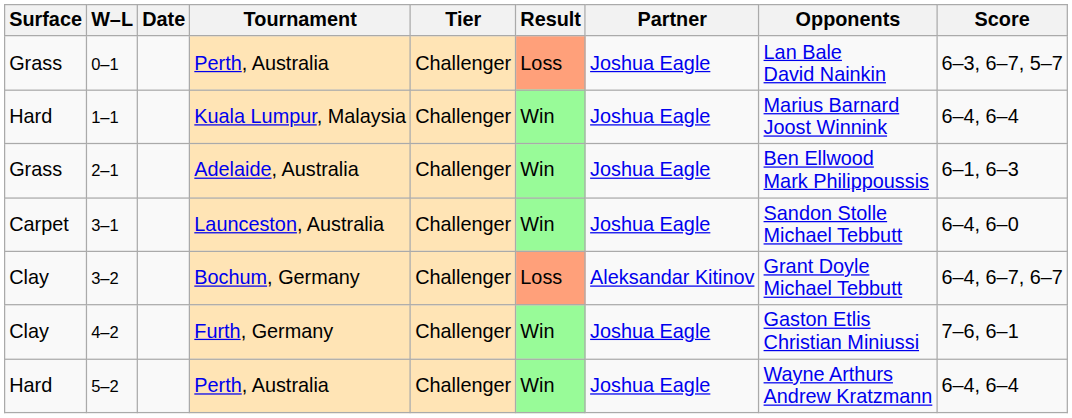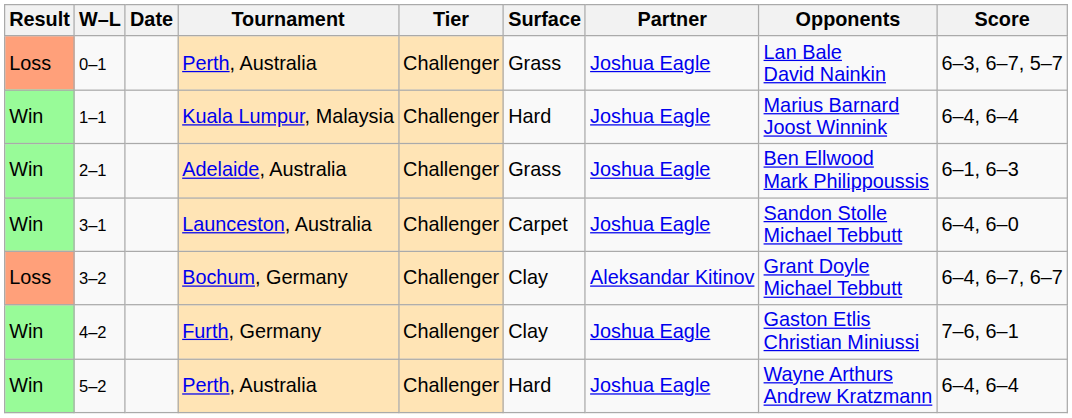columns swapped: (551, 20) <-> (46, 20)
